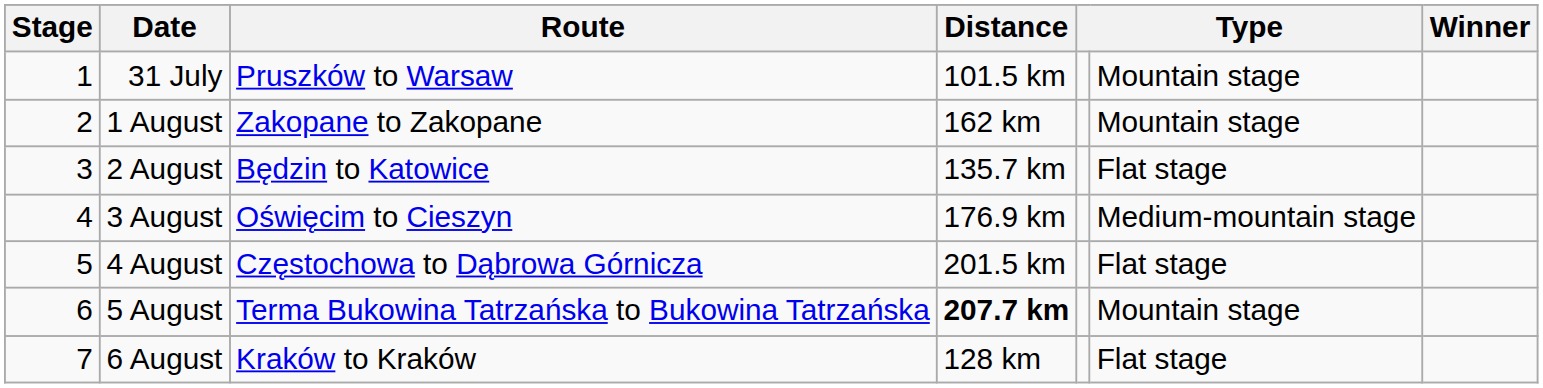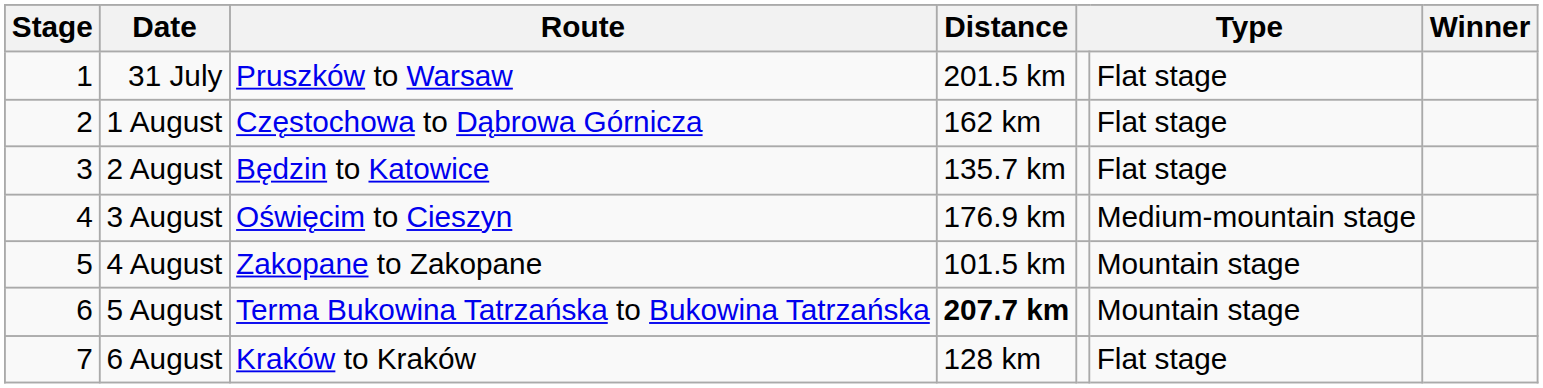(1005, 75) 101.5 km -> (1005, 75) 201.5 km
(1198, 75) Mountain stage -> (1162, 75) Flat stage
(389, 122) Zakopane to Zakopane -> (469, 122) Częstochowa to Dąbrowa Górnicza
(1198, 122) Mountain stage -> (1162, 122) Flat stage
(469, 264) Częstochowa to Dąbrowa Górnicza -> (389, 264) Zakopane to Zakopane
(1005, 264) 201.5 km -> (1005, 264) 101.5 km
(1162, 264) Flat stage -> (1198, 264) Mountain stage
